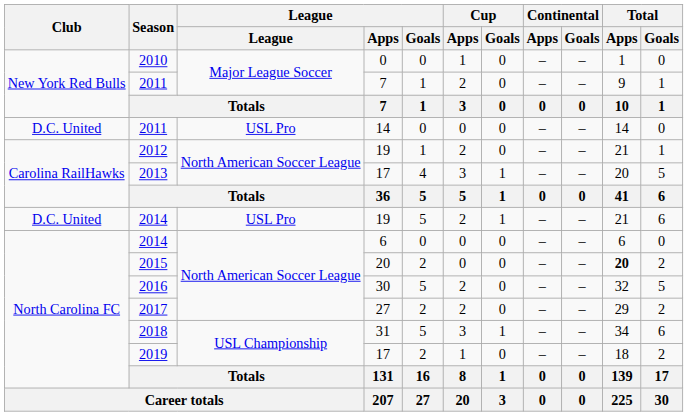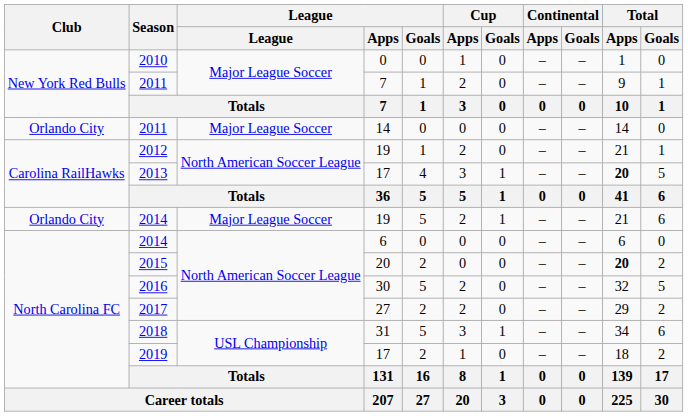(67, 128) D.C. United -> (67, 128) Orlando City
(271, 128) USL Pro -> (271, 128) Major League Soccer
(622, 173) normal -> (622, 173) bold
(67, 219) D.C. United -> (67, 219) Orlando City
(271, 219) USL Pro -> (271, 219) Major League Soccer
